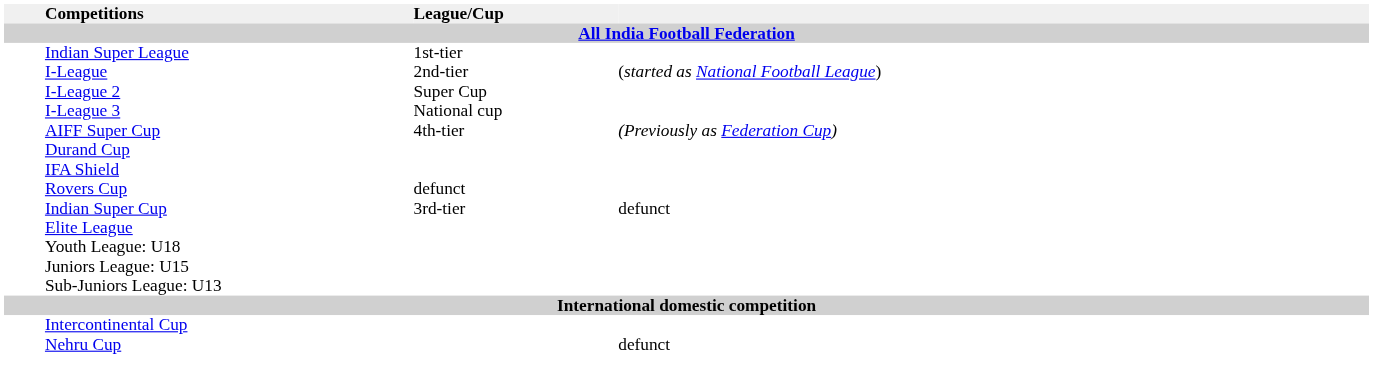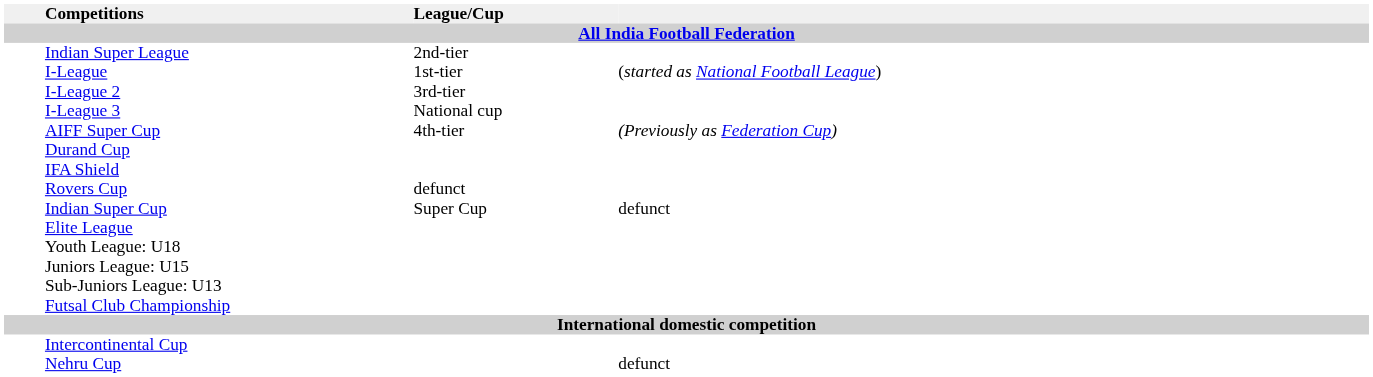(438, 52) 1st-tier -> (441, 52) 2nd-tier
(441, 72) 2nd-tier -> (438, 72) 1st-tier
(450, 91) Super Cup -> (439, 91) 3rd-tier
(439, 208) 3rd-tier -> (450, 208) Super Cup
+ row: (138, 305)
